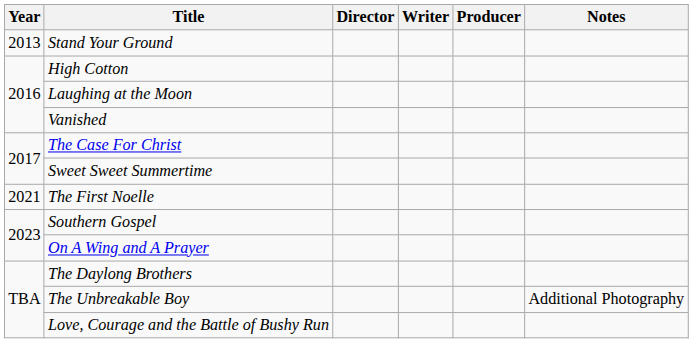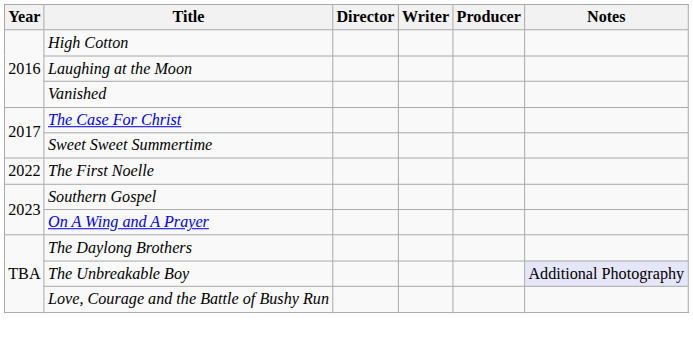- row: (110, 42)
(24, 196) 2021 -> (24, 171) 2022
(606, 299) no background -> (606, 273) lavender background
